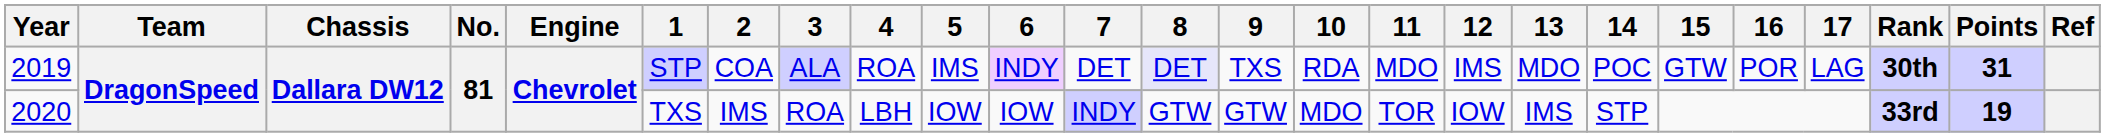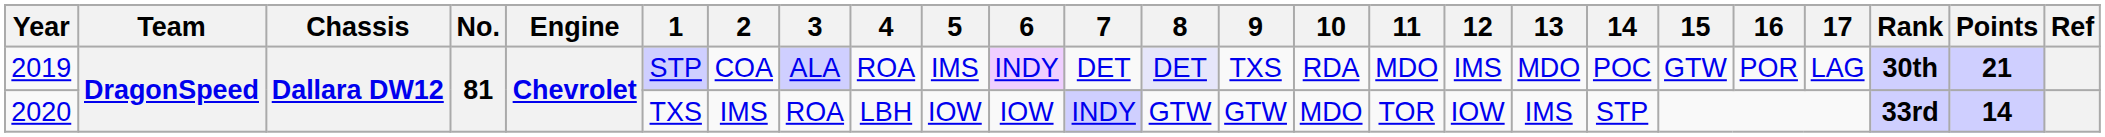(1997, 68) 31 -> (1997, 68) 21
(1997, 111) 19 -> (1997, 111) 14
